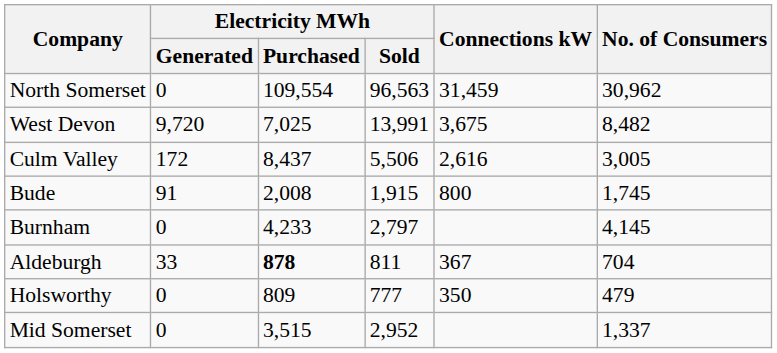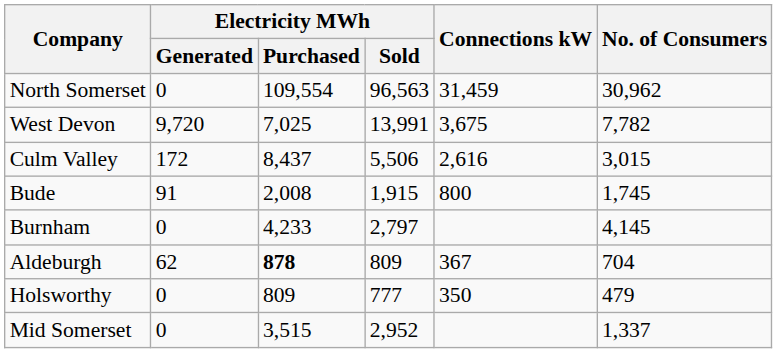(626, 124) 8,482 -> (626, 124) 7,782
(626, 158) 3,005 -> (626, 158) 3,015
(167, 261) 33 -> (167, 261) 62
(386, 261) 811 -> (386, 261) 809
